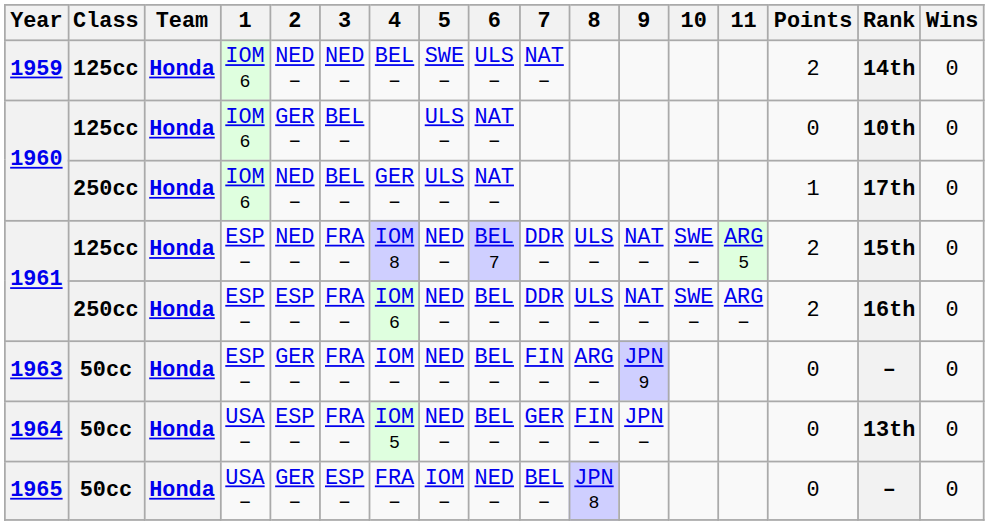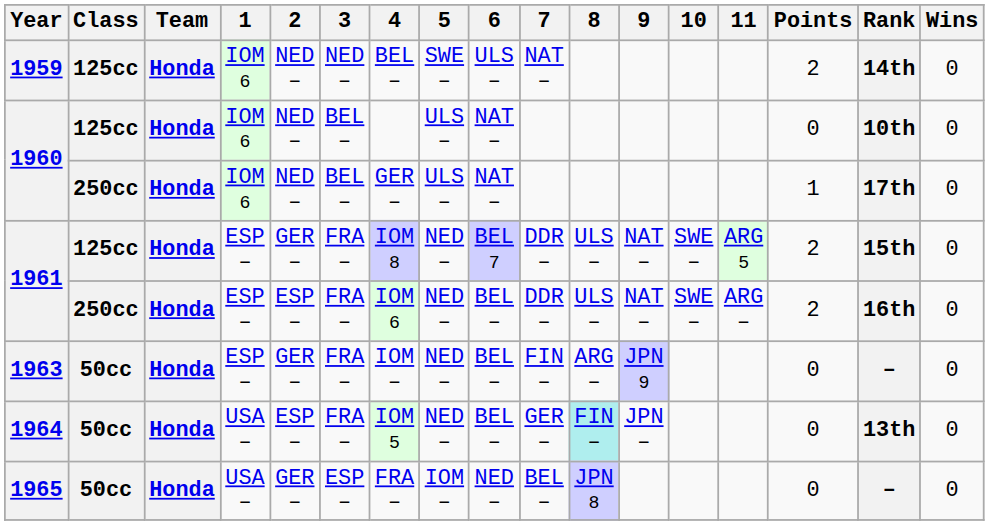(295, 131) GER – -> (295, 131) NED –
(295, 251) NED – -> (295, 251) GER –
(594, 431) no background -> (594, 431) paleturquoise background
